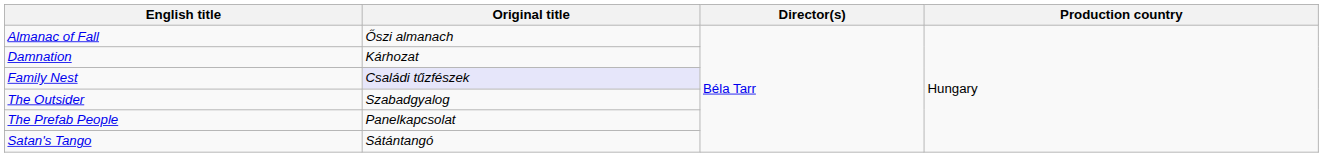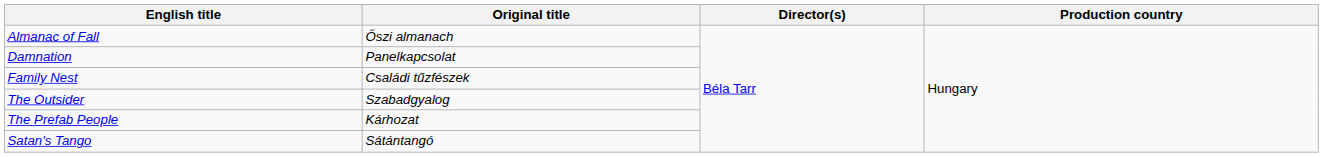(392, 57) Kárhozat -> (410, 57) Panelkapcsolat
(417, 78) lavender background -> (417, 78) no background
(410, 120) Panelkapcsolat -> (392, 120) Kárhozat
